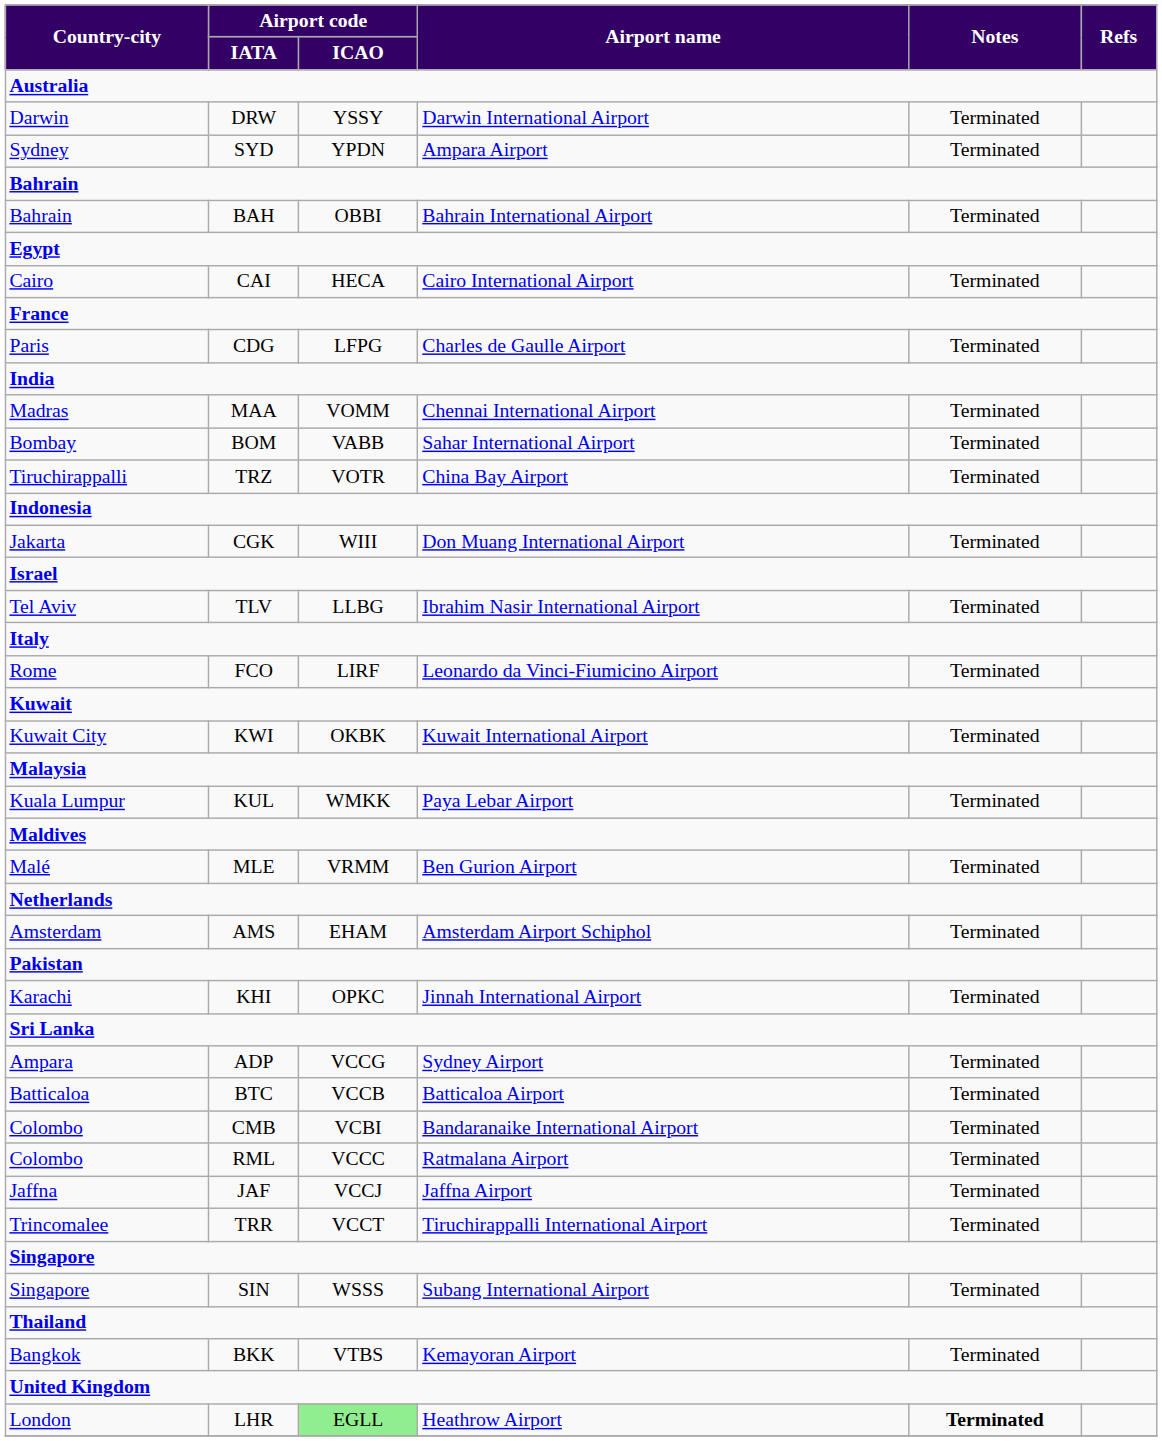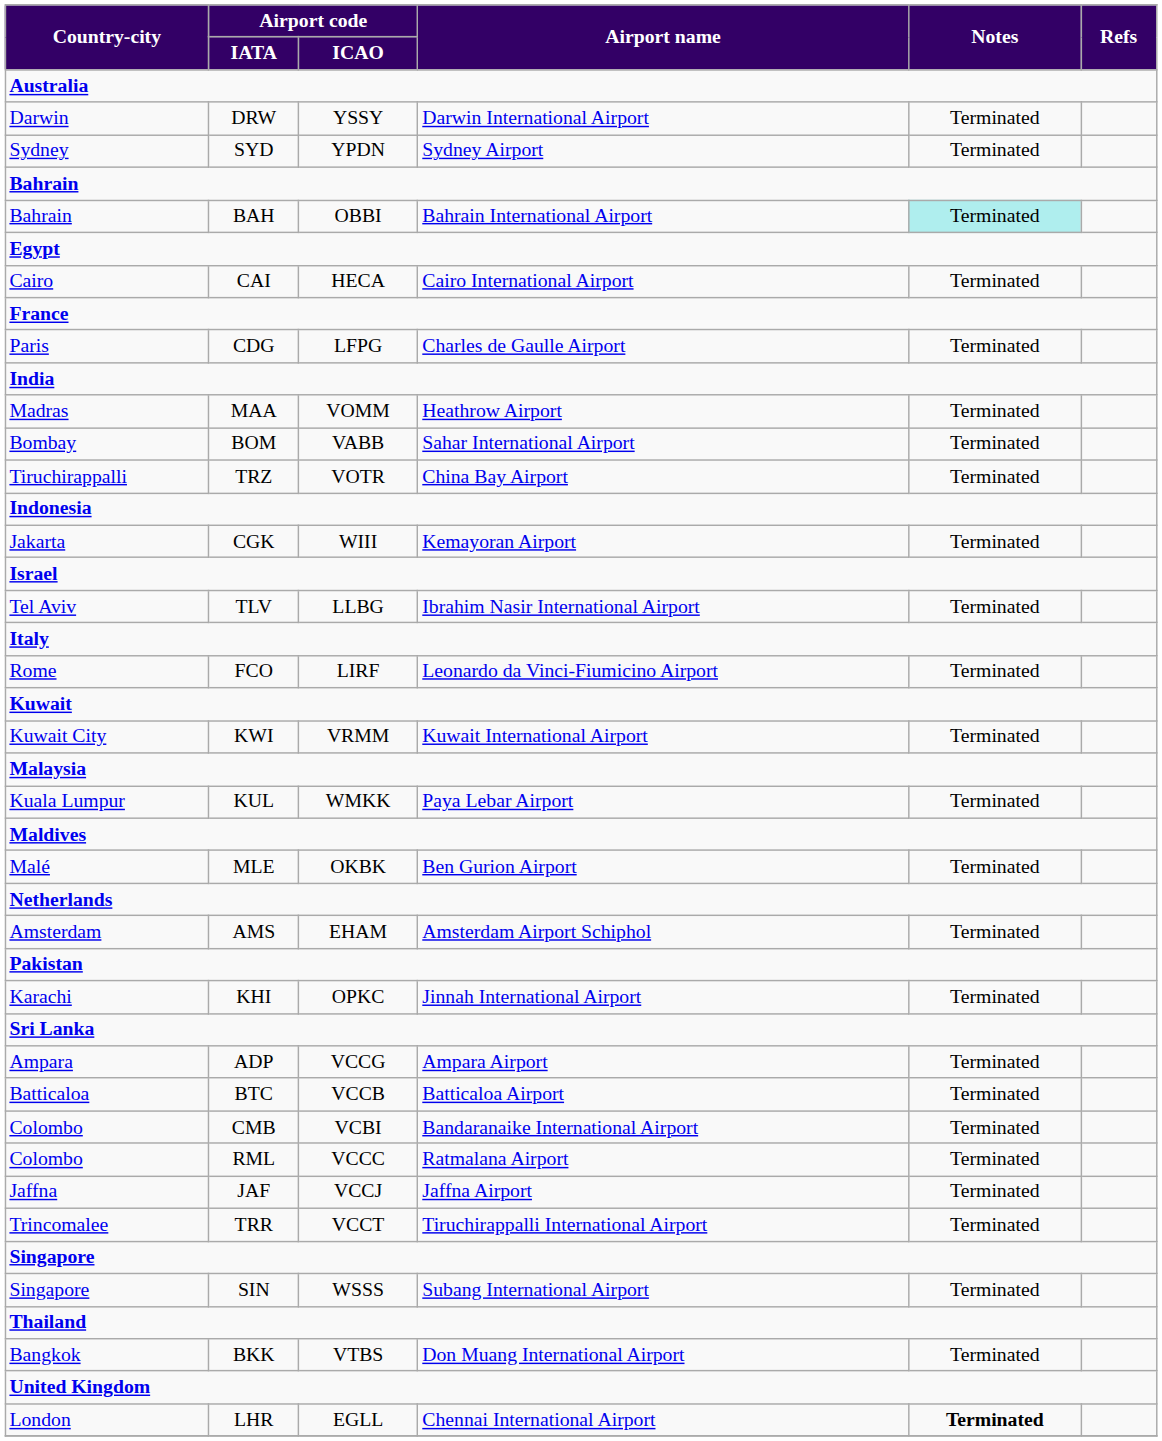(485, 150) Ampara Airport -> (483, 150) Sydney Airport
(995, 215) no background -> (995, 215) paleturquoise background
(539, 410) Chennai International Airport -> (492, 410) Heathrow Airport
(553, 540) Don Muang International Airport -> (499, 540) Kemayoran Airport
(358, 736) OKBK -> (358, 736) VRMM
(358, 866) VRMM -> (358, 866) OKBK
(483, 1061) Sydney Airport -> (485, 1061) Ampara Airport
(499, 1354) Kemayoran Airport -> (553, 1354) Don Muang International Airport
(358, 1419) lightgreen background -> (358, 1419) no background
(492, 1419) Heathrow Airport -> (539, 1419) Chennai International Airport
